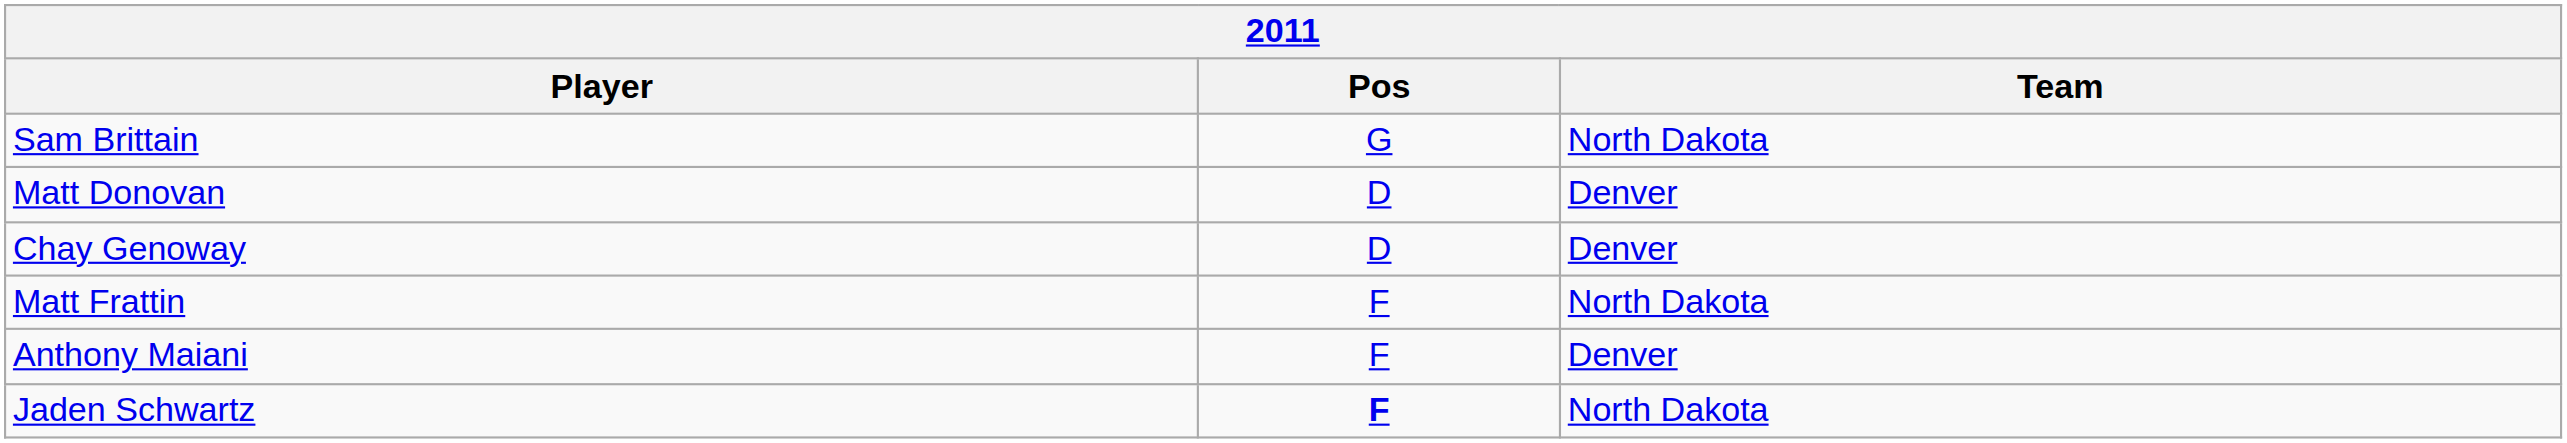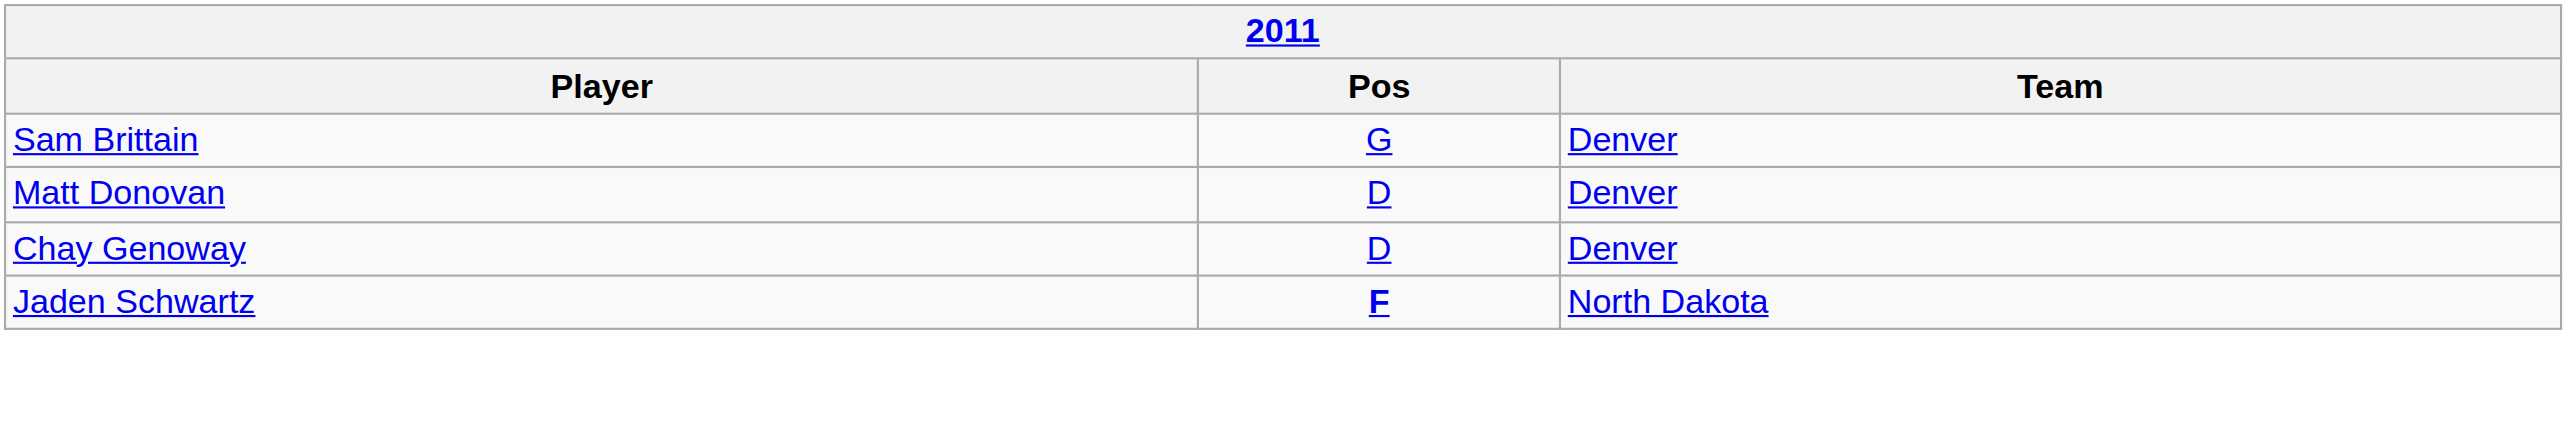(1668, 139) North Dakota -> (1623, 139) Denver
- row: (99, 301)
- row: (130, 355)
